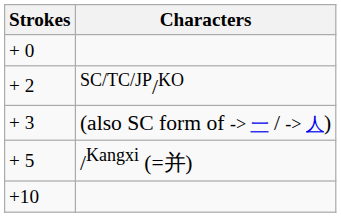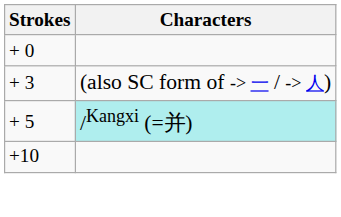- row: (22, 85)
(136, 160) no background -> (136, 120) paleturquoise background
